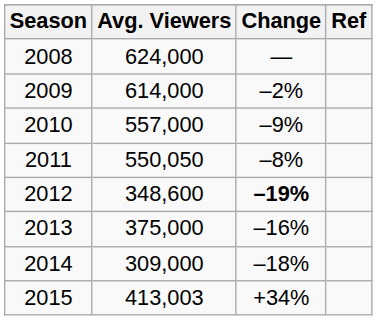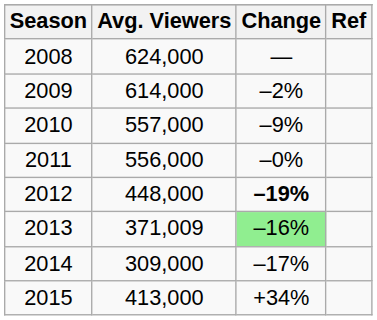(164, 159) 550,050 -> (164, 159) 556,000
(281, 159) –8% -> (281, 159) –0%
(164, 194) 348,600 -> (164, 194) 448,000
(164, 228) 375,000 -> (164, 228) 371,009
(281, 228) no background -> (281, 228) lightgreen background
(281, 263) –18% -> (281, 263) –17%
(164, 297) 413,003 -> (164, 297) 413,000
